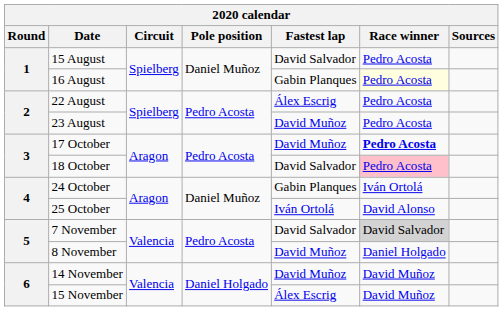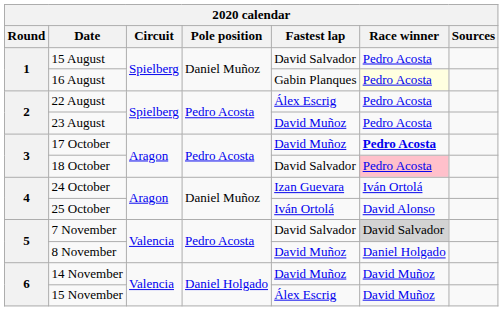(315, 187) Gabin Planques -> (309, 187) Izan Guevara
